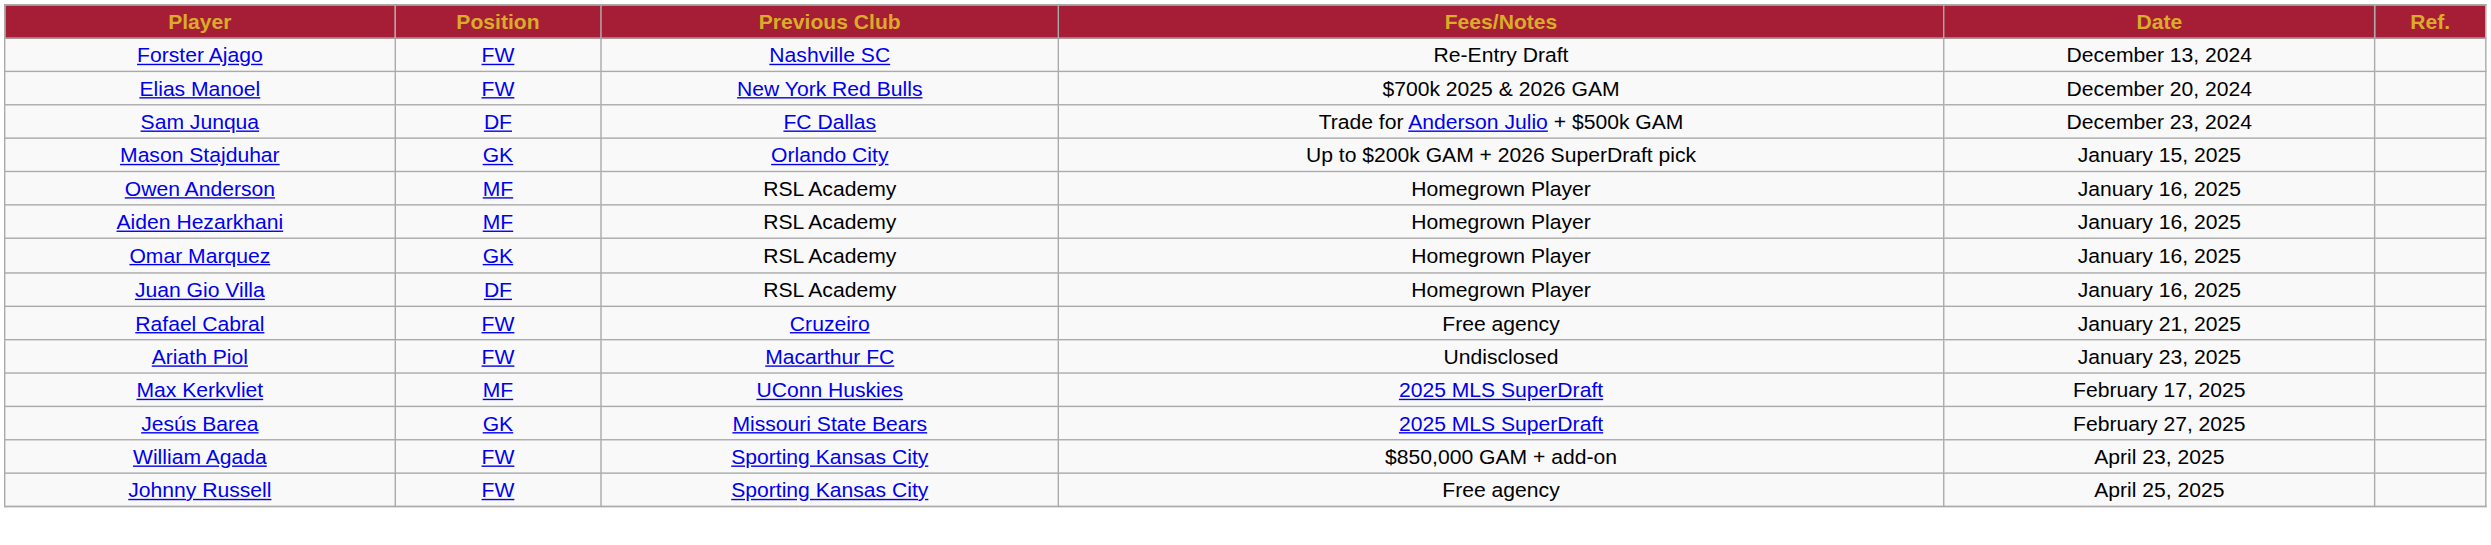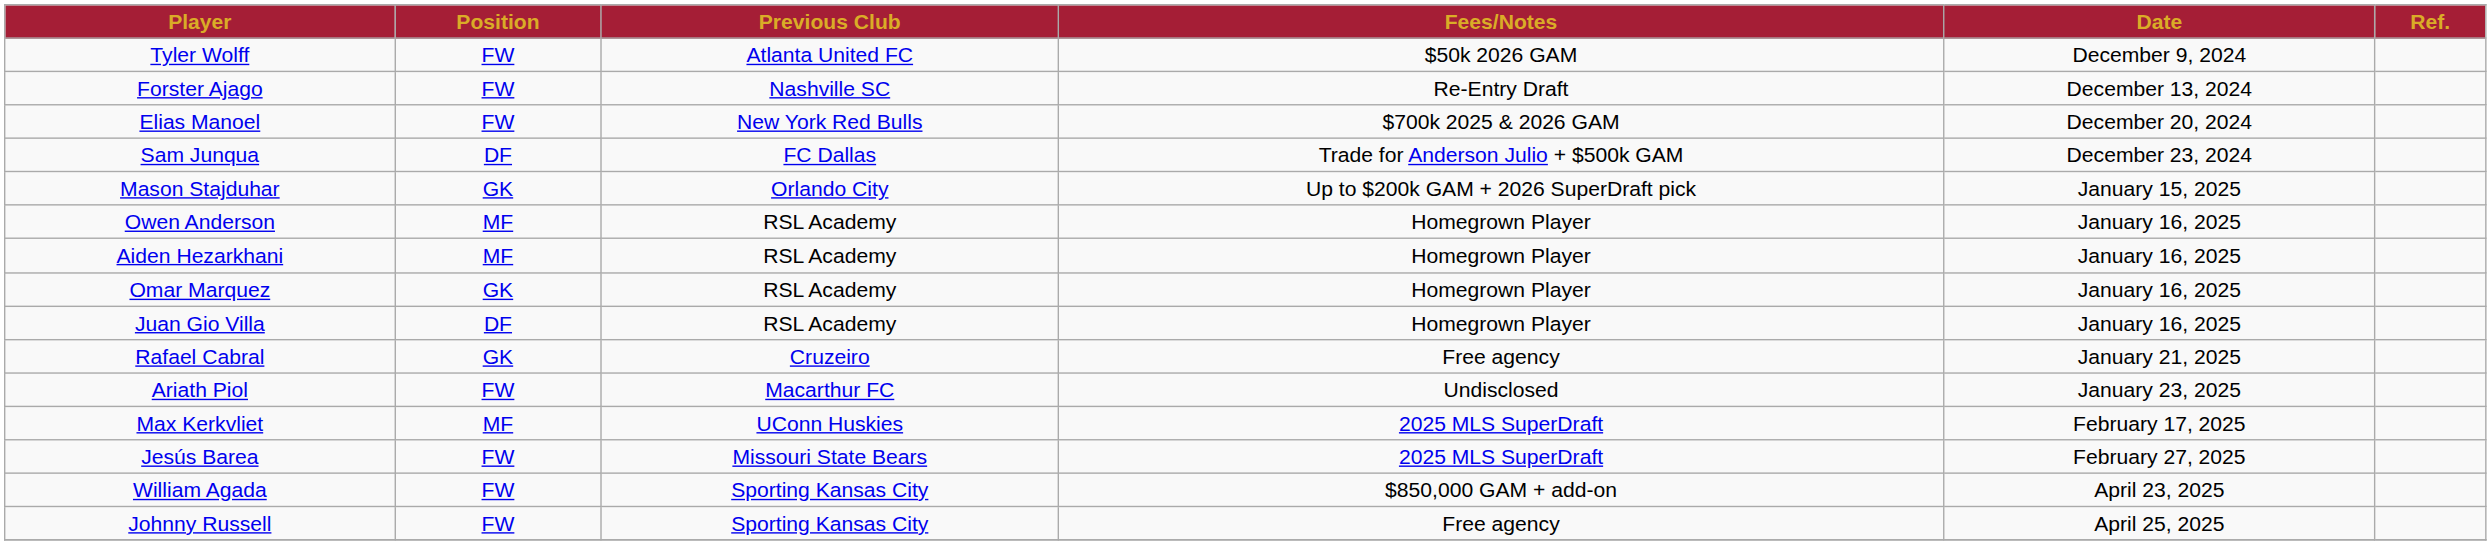+ row: (200, 55)
(498, 323) FW -> (498, 356) GK
(498, 423) GK -> (498, 456) FW
